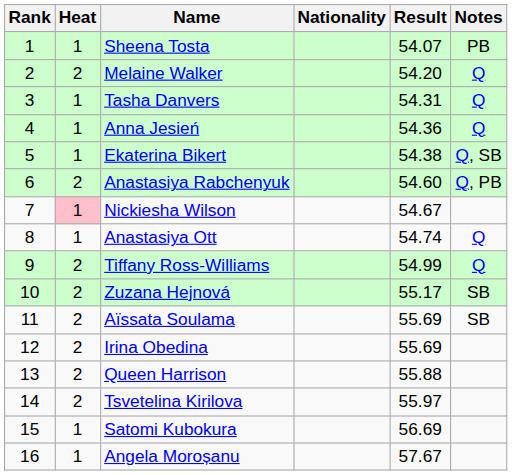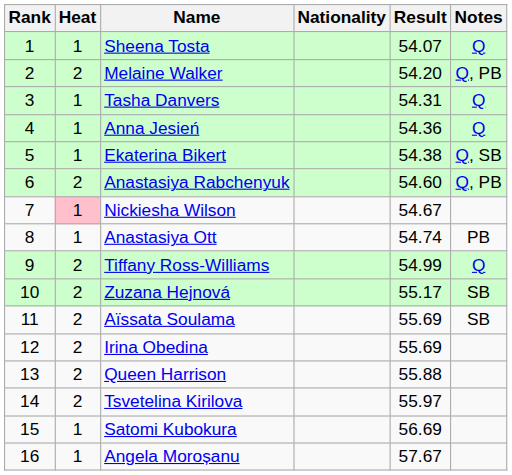(479, 45) PB -> (479, 45) Q
(479, 73) Q -> (479, 73) Q, PB
(479, 237) Q -> (479, 237) PB
